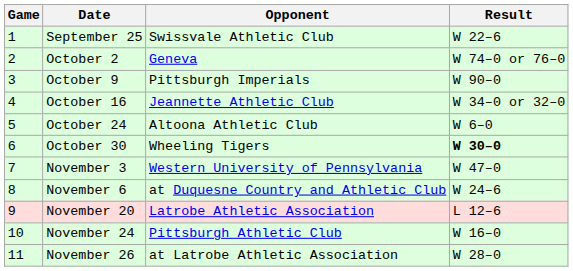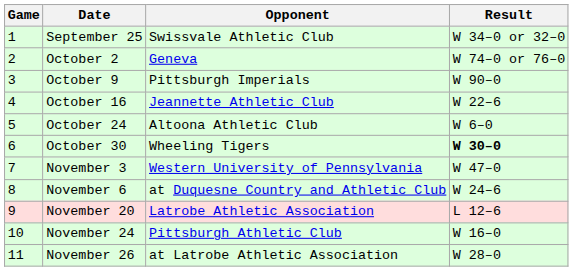(477, 37) W 22–6 -> (509, 37) W 34–0 or 32–0
(509, 103) W 34–0 or 32–0 -> (477, 103) W 22–6
